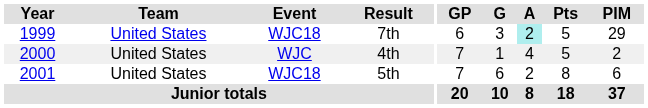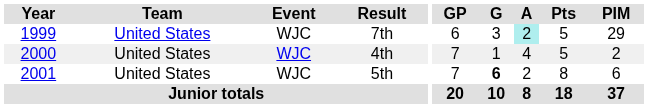(294, 34) WJC18 -> (294, 34) WJC
(294, 74) WJC18 -> (294, 74) WJC
(500, 74) normal -> (496, 74) bold
